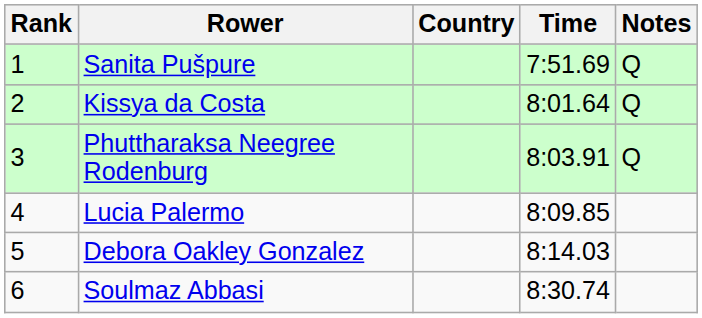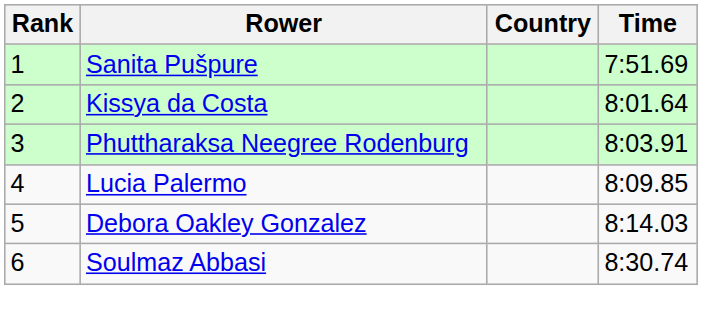- column: (656, 24)
